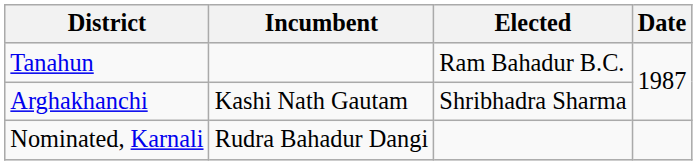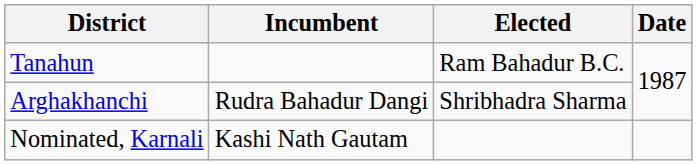(311, 100) Kashi Nath Gautam -> (321, 100) Rudra Bahadur Dangi
(321, 139) Rudra Bahadur Dangi -> (311, 139) Kashi Nath Gautam
